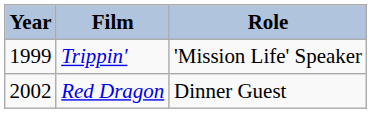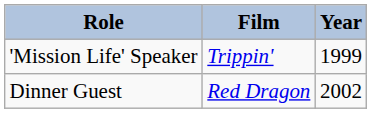columns swapped: (31, 21) <-> (268, 21)
